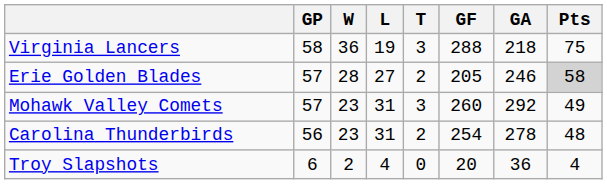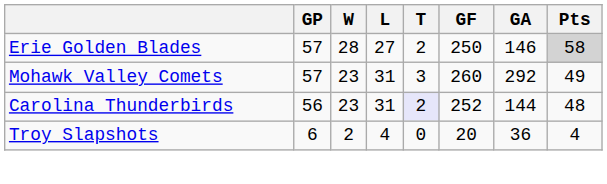- row: (94, 48)
(466, 77) 205 -> (466, 48) 250
(520, 77) 246 -> (520, 48) 146
(421, 135) no background -> (421, 106) lavender background
(466, 135) 254 -> (466, 106) 252
(520, 135) 278 -> (520, 106) 144
